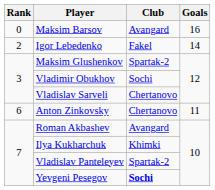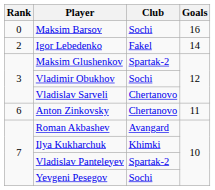(149, 29) Avangard -> (141, 29) Sochi
(141, 177) bold -> (141, 177) normal
